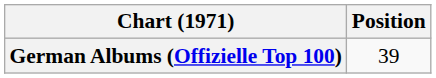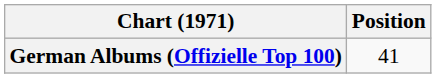(389, 55) 39 -> (389, 55) 41
